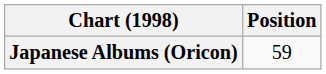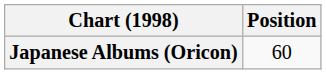(282, 52) 59 -> (282, 52) 60
